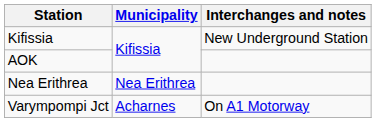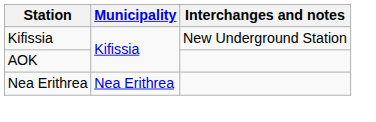- row: (58, 106)
